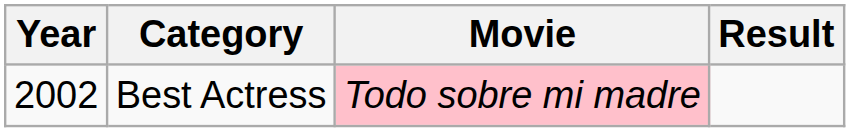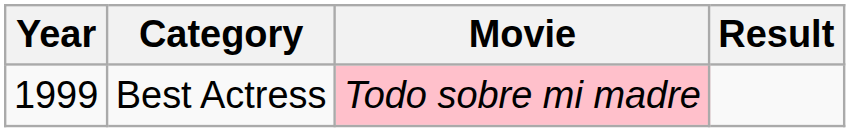(56, 94) 2002 -> (56, 94) 1999
